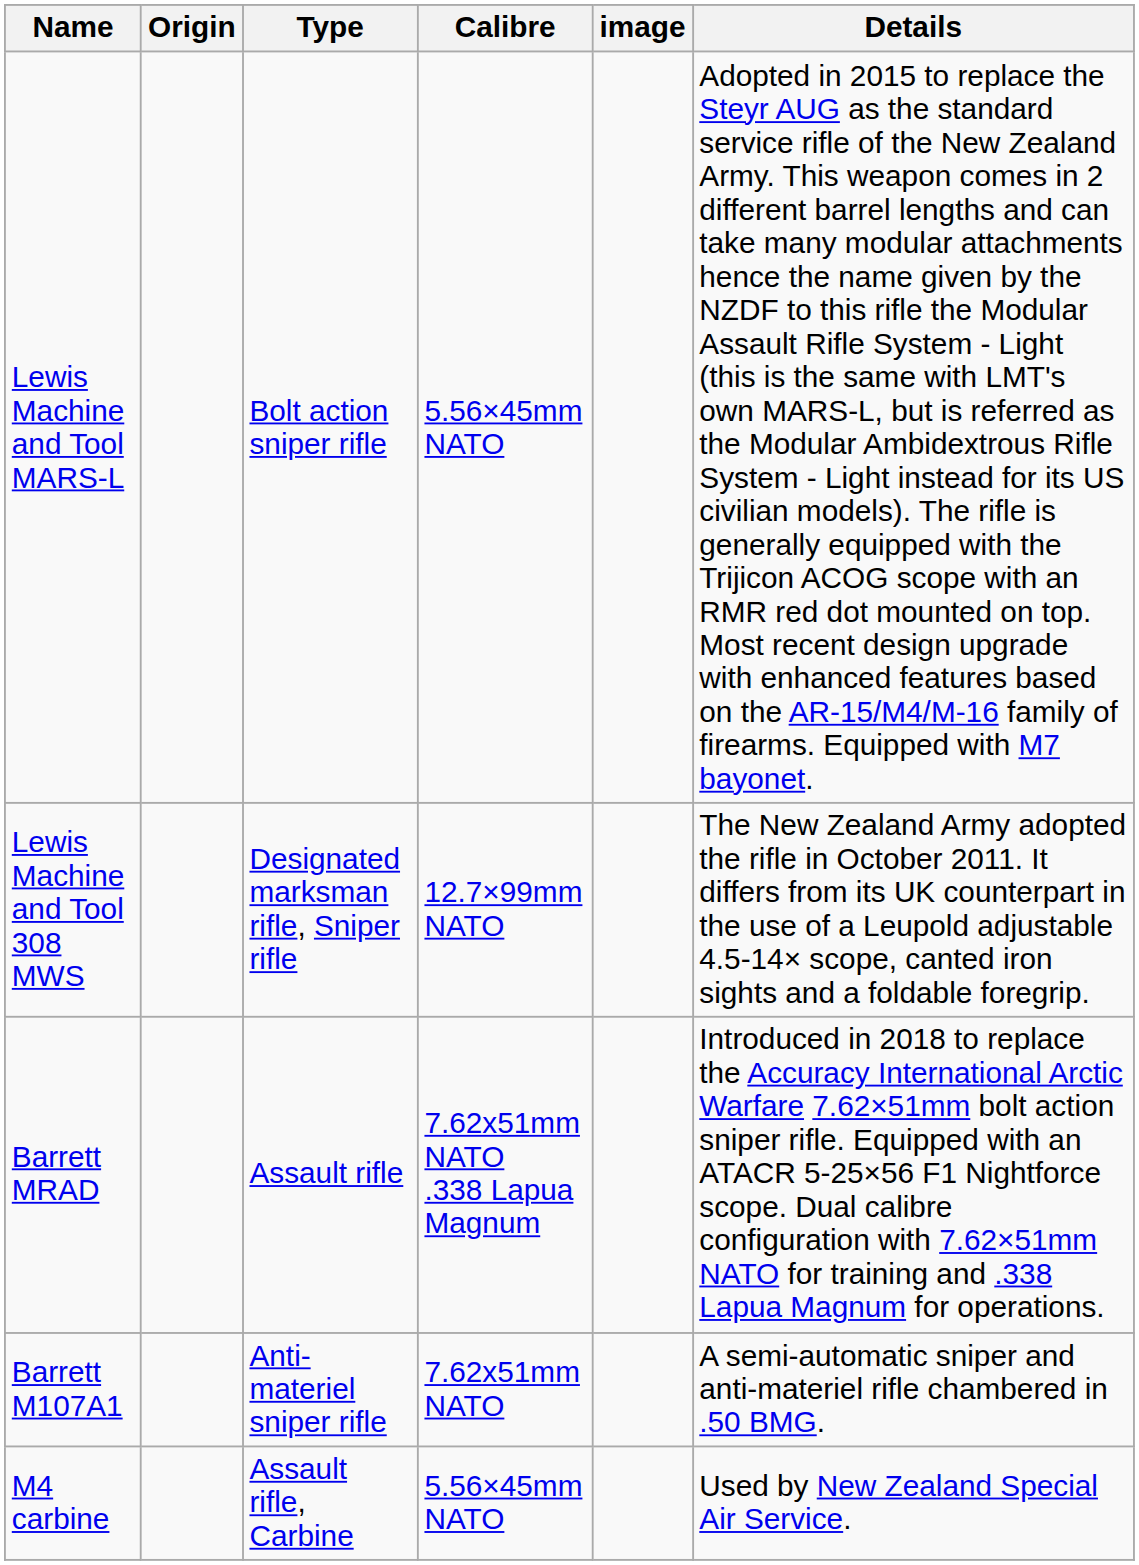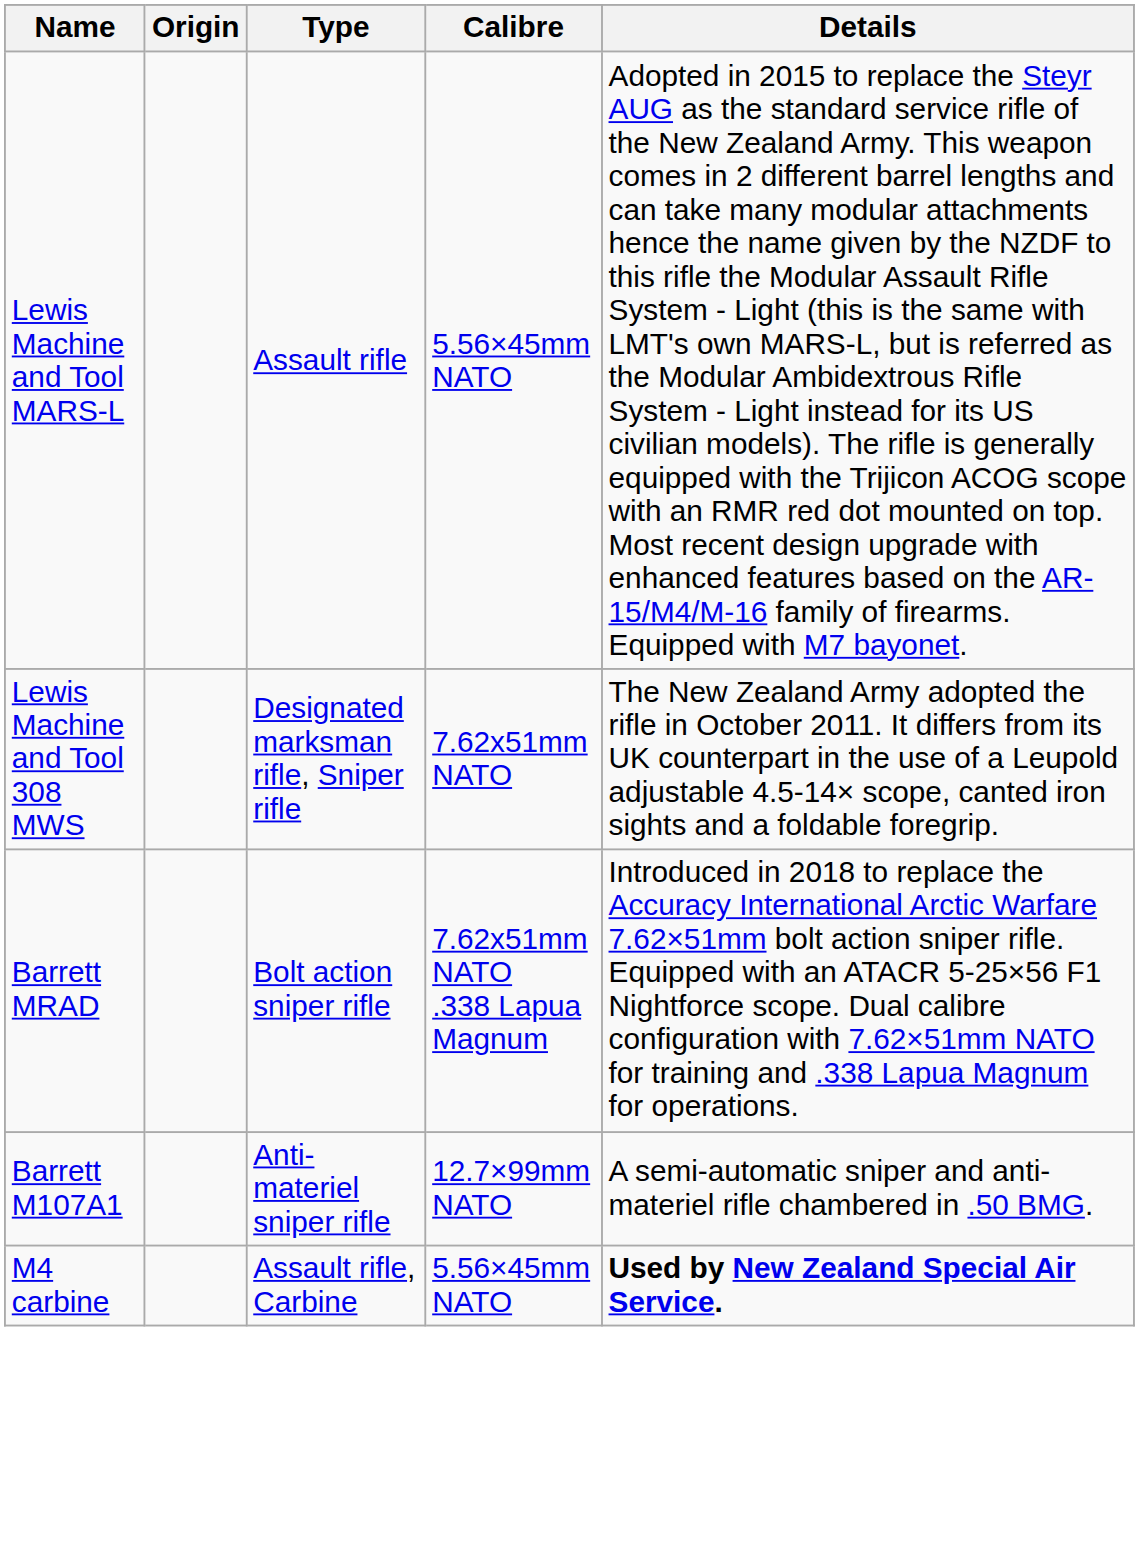- column: (643, 28)
(319, 426) Bolt action sniper rifle -> (330, 359) Assault rifle
(503, 909) 12.7×99mm NATO -> (510, 758) 7.62x51mm NATO
(326, 1174) Assault rifle -> (323, 989) Bolt action sniper rifle
(502, 1388) 7.62x51mm NATO -> (511, 1187) 12.7×99mm NATO
(899, 1502) normal -> (842, 1285) bold
